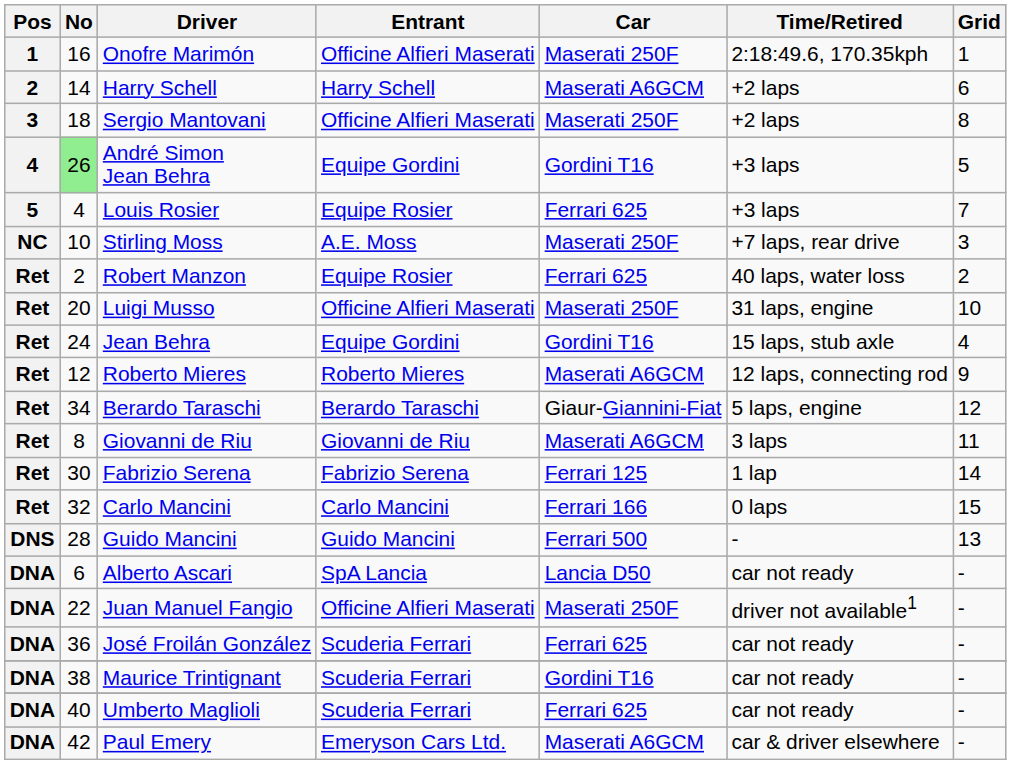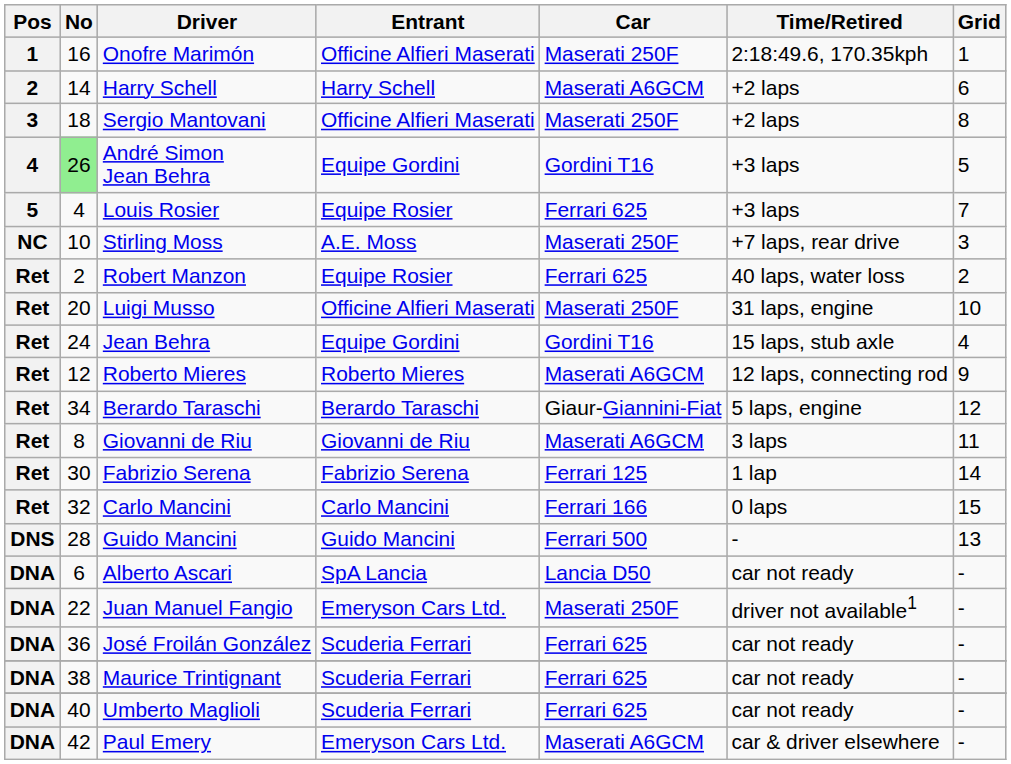(428, 608) Officine Alfieri Maserati -> (414, 608) Emeryson Cars Ltd.
(599, 677) Gordini T16 -> (596, 677) Ferrari 625
